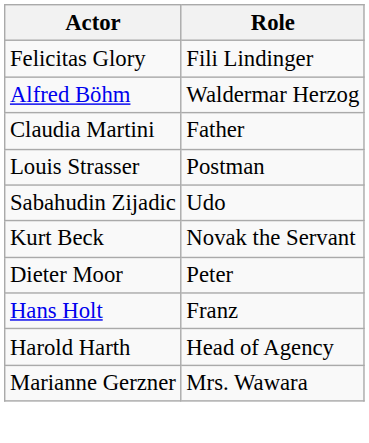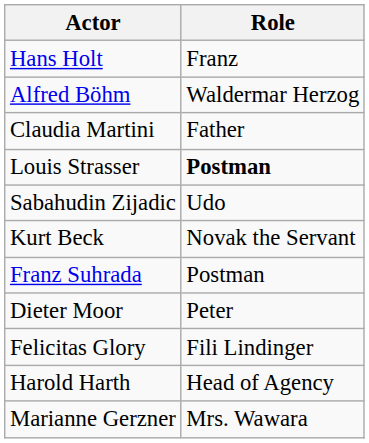rows swapped: (56, 310) <-> (78, 58)
(225, 166) normal -> (229, 166) bold
+ row: (76, 274)
